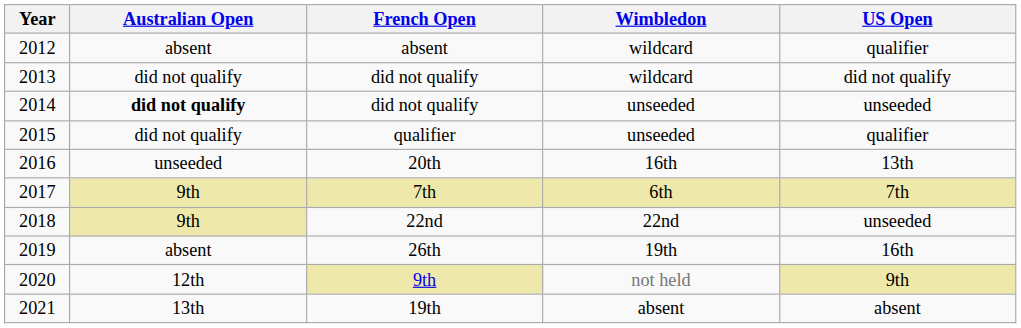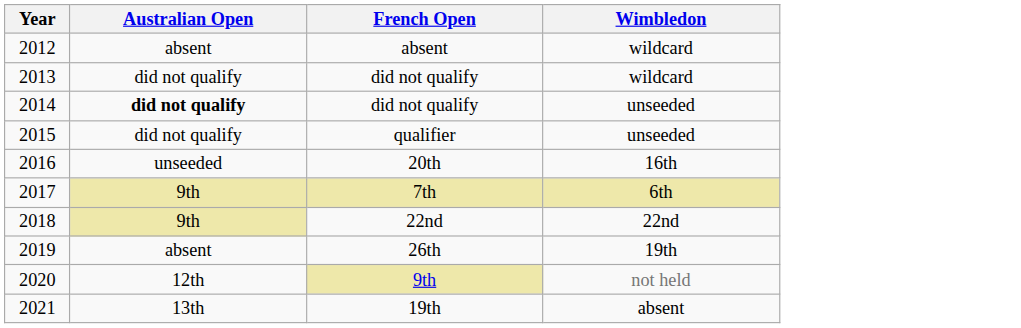- column: (897, 18)
